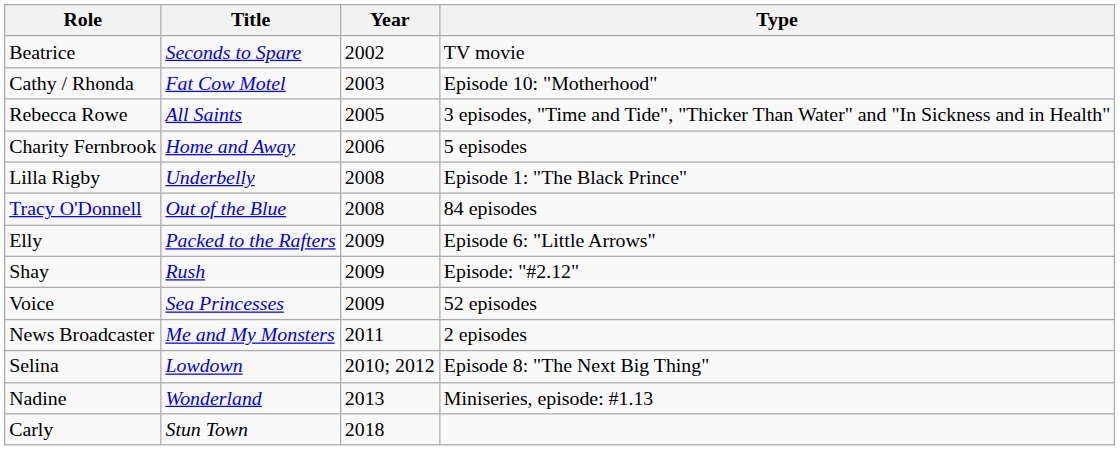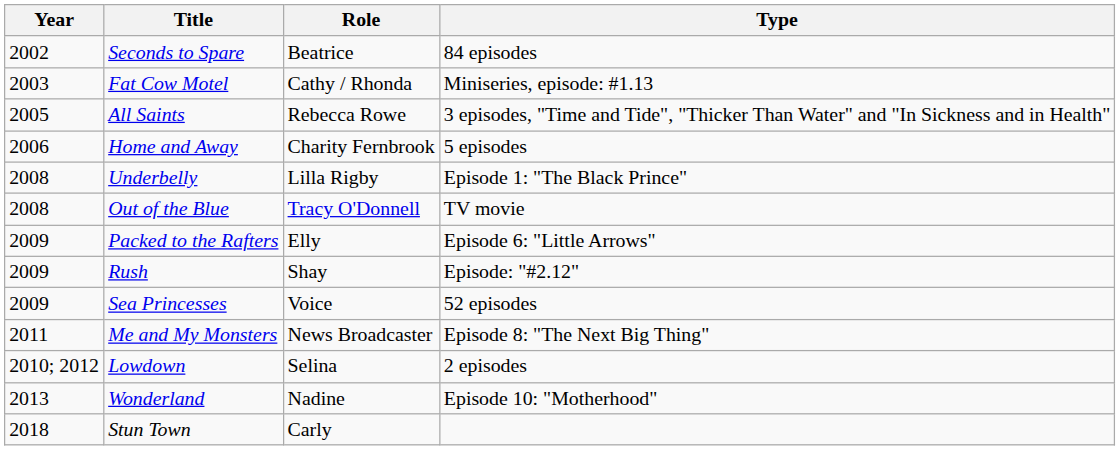columns swapped: (390, 20) <-> (83, 20)
(484, 51) TV movie -> (490, 51) 84 episodes
(551, 83) Episode 10: "Motherhood" -> (549, 83) Miniseries, episode: #1.13
(490, 209) 84 episodes -> (484, 209) TV movie
(485, 334) 2 episodes -> (577, 334) Episode 8: "The Next Big Thing"
(577, 366) Episode 8: "The Next Big Thing" -> (485, 366) 2 episodes
(549, 397) Miniseries, episode: #1.13 -> (551, 397) Episode 10: "Motherhood"
